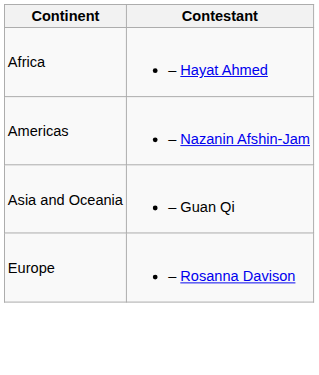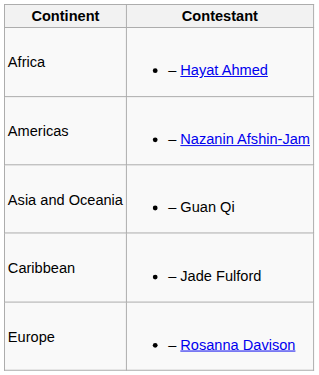+ row: (42, 268)
